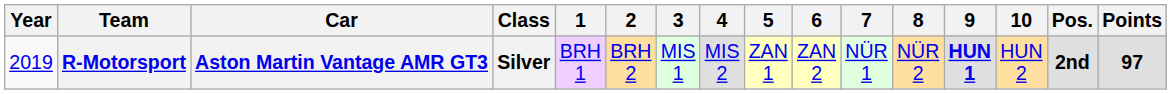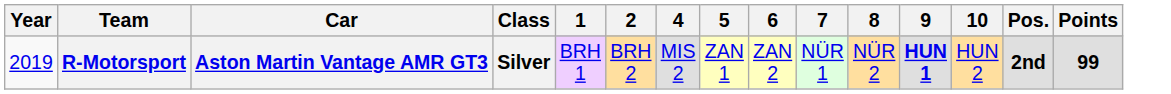- column: (678, 21)
(1132, 62) 97 -> (1088, 62) 99
